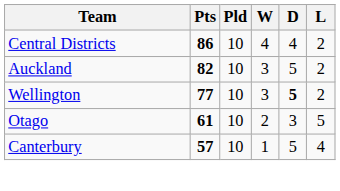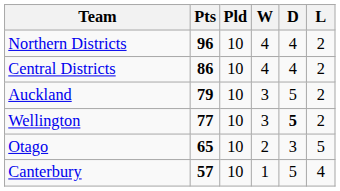+ row: (67, 43)
(205, 69) 82 -> (205, 95) 79
(205, 120) 61 -> (205, 146) 65
